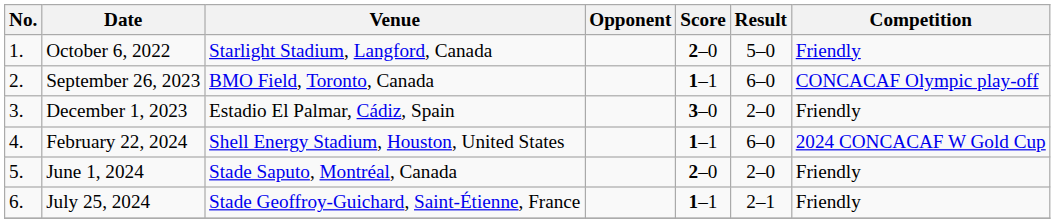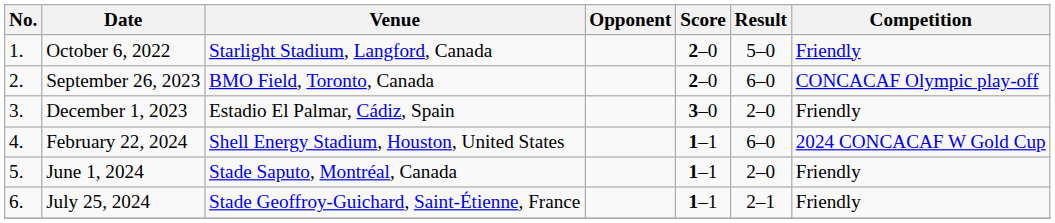(703, 80) 1–1 -> (703, 80) 2–0
(703, 171) 2–0 -> (703, 171) 1–1
